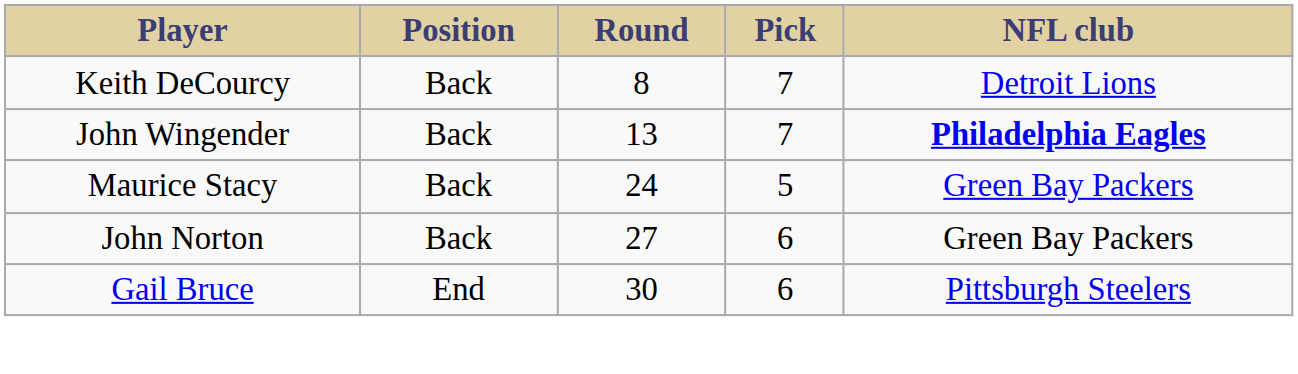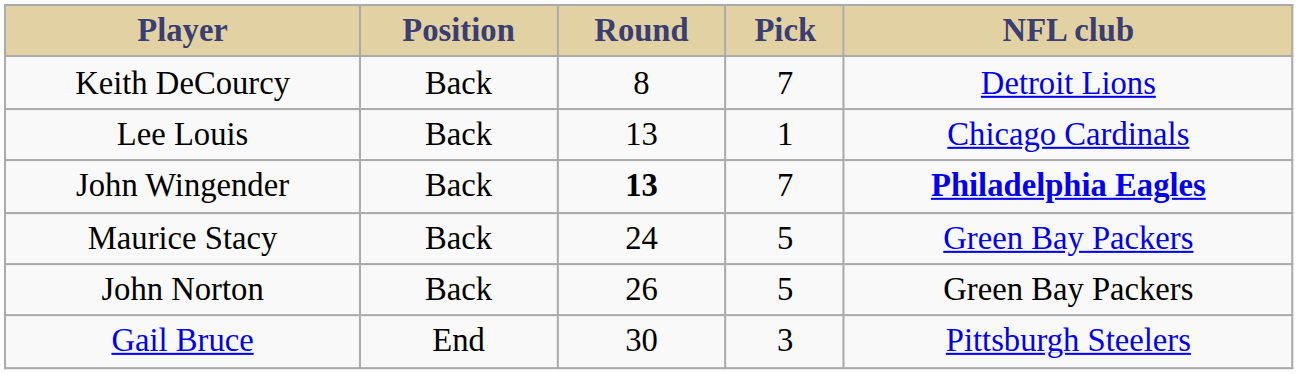+ row: (183, 133)
(642, 133) normal -> (642, 185) bold
(642, 237) 27 -> (642, 289) 26
(785, 237) 6 -> (785, 289) 5
(785, 289) 6 -> (785, 340) 3
